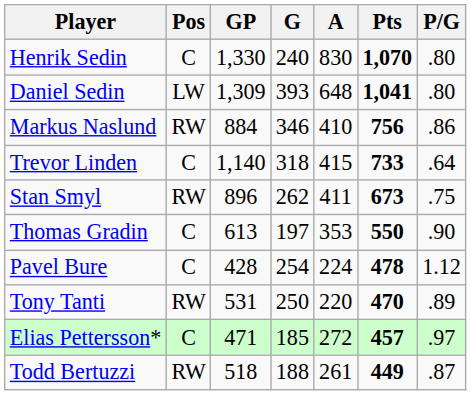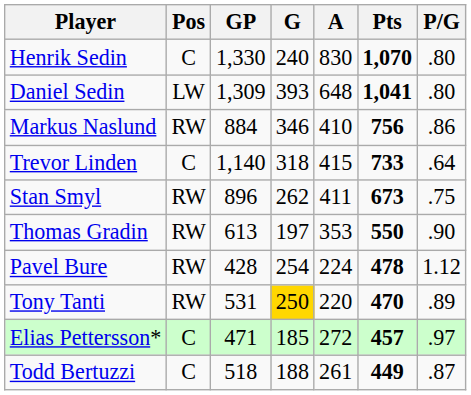(189, 232) C -> (189, 232) RW
(189, 267) C -> (189, 267) RW
(292, 302) no background -> (292, 302) gold background
(189, 372) RW -> (189, 372) C
